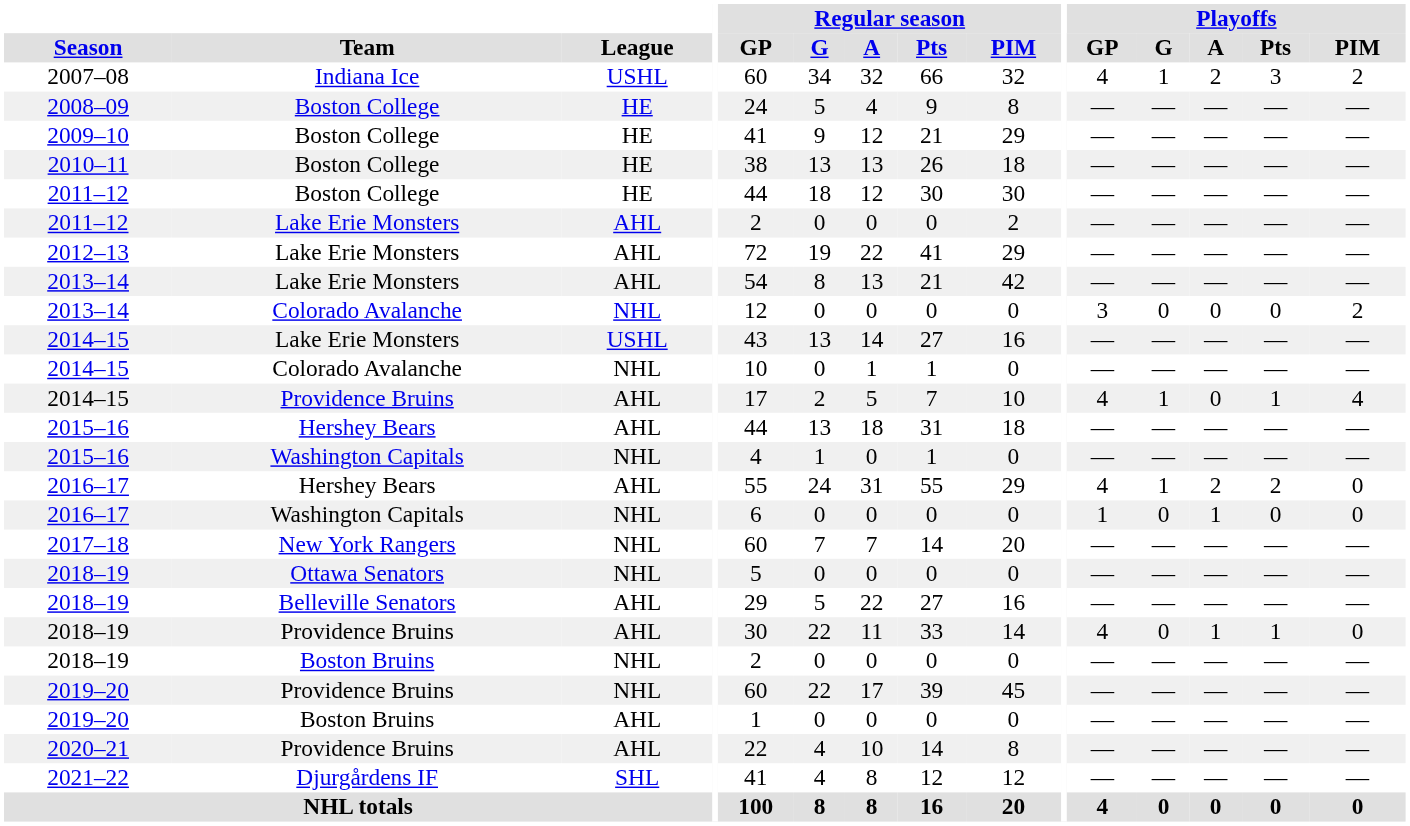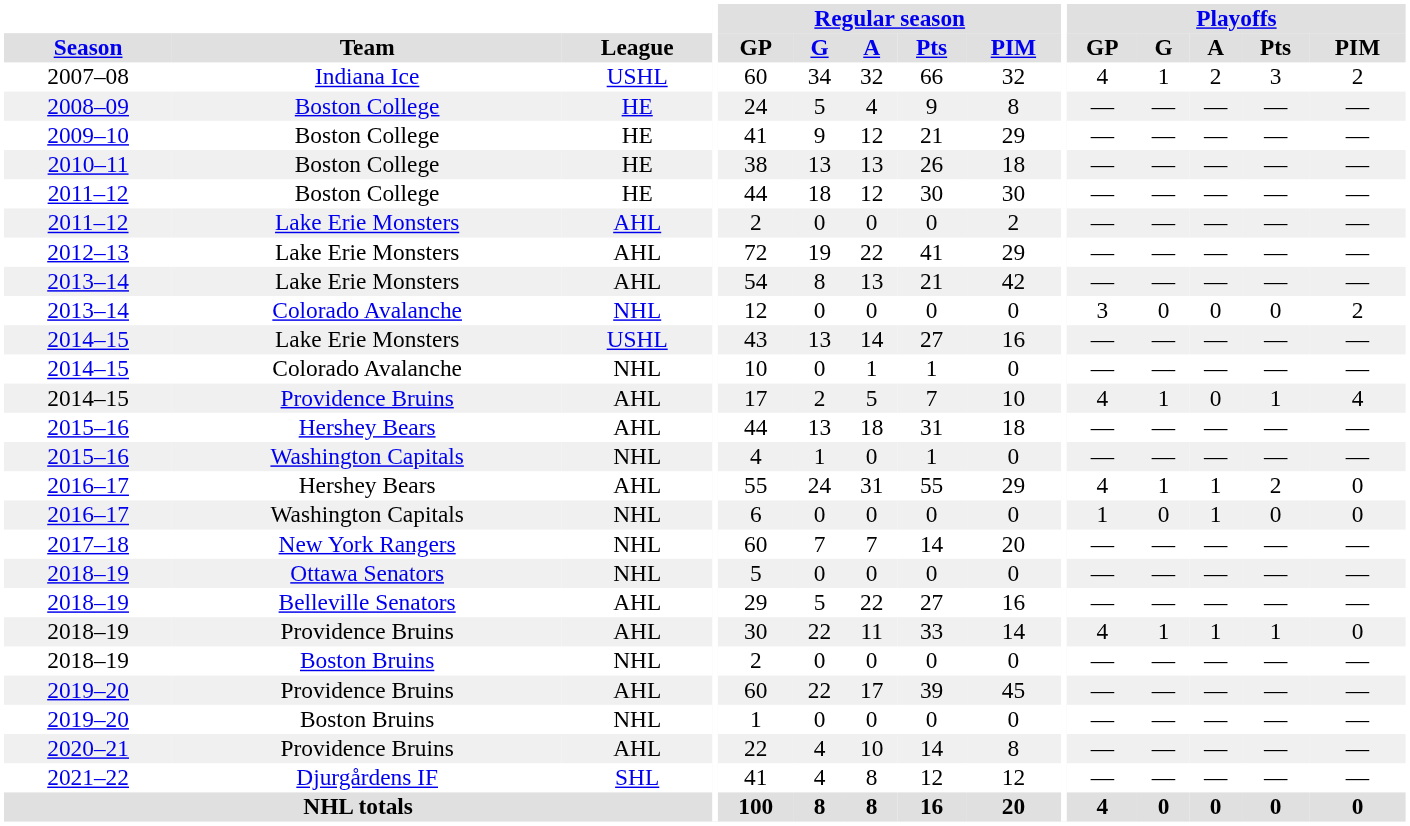(1216, 485) 2 -> (1216, 485) 1
(1163, 631) 0 -> (1163, 631) 1
(637, 689) NHL -> (637, 689) AHL
(637, 719) AHL -> (637, 719) NHL
